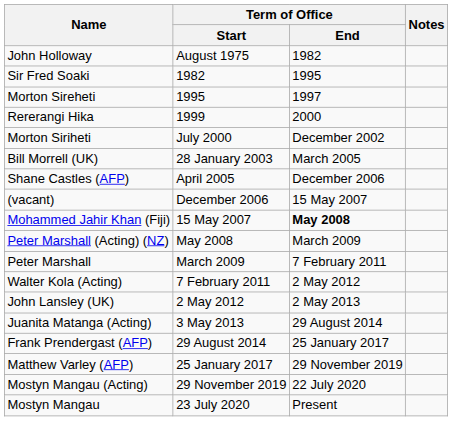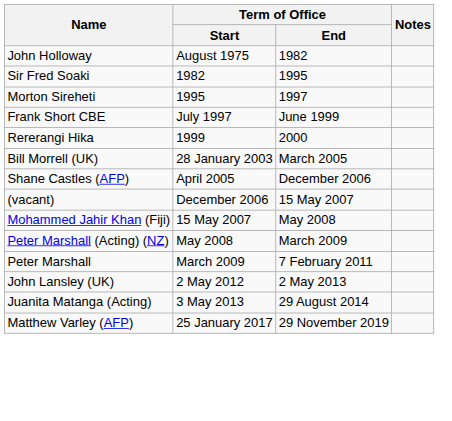+ row: (56, 117)
- row: (49, 138)
(321, 220) bold -> (307, 220) normal
- row: (65, 281)
- row: (80, 343)
- row: (78, 384)
- row: (53, 405)
